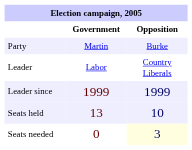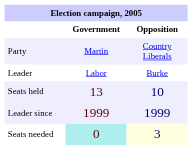(157, 45) Burke -> (157, 51) Country Liberals
(157, 67) Country Liberals -> (157, 72) Burke
rows swapped: (30, 91) <-> (26, 113)
(96, 134) no background -> (96, 134) paleturquoise background
